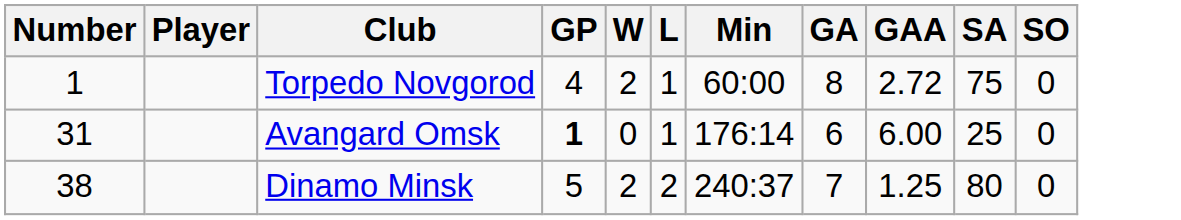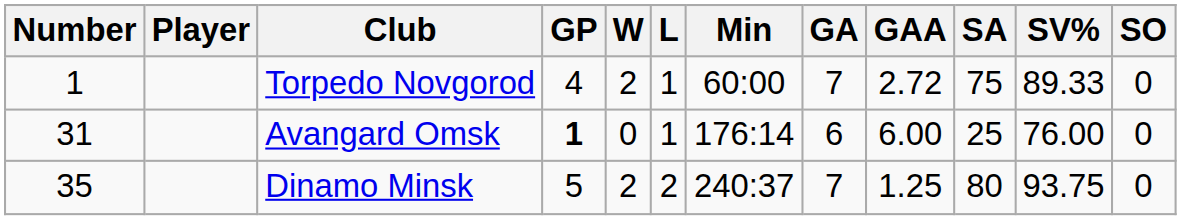+ column: (1064, 30)
(834, 82) 8 -> (834, 82) 7
(75, 186) 38 -> (75, 186) 35
